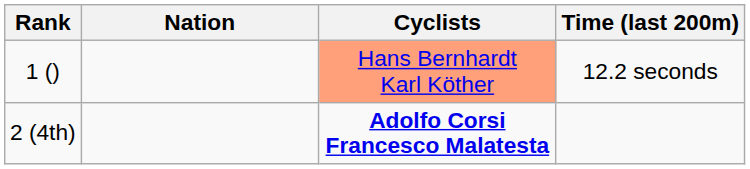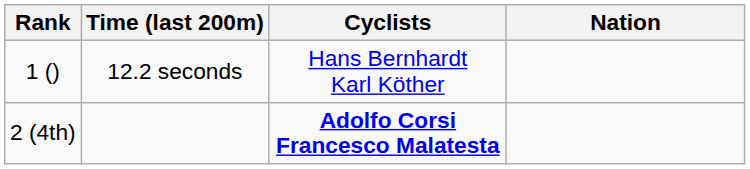columns swapped: (200, 22) <-> (650, 22)
(437, 71) lightsalmon background -> (388, 71) no background
